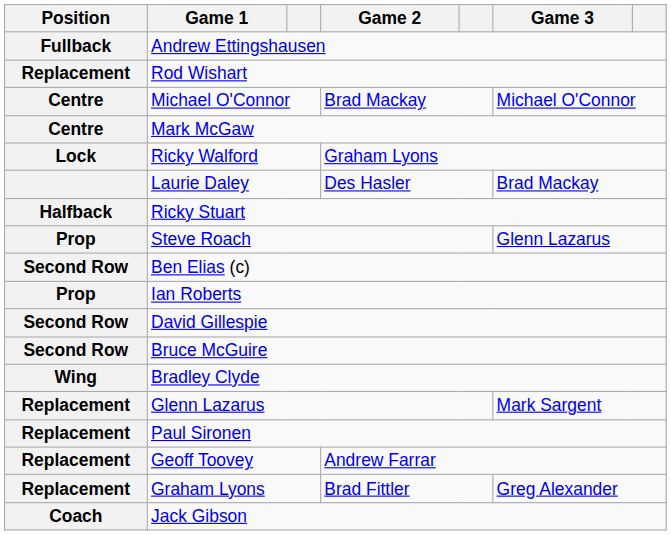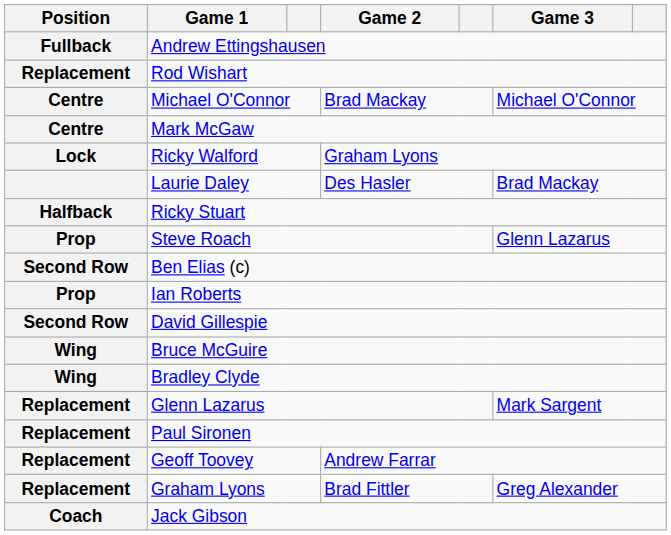(76, 350) Second Row -> (76, 350) Wing
